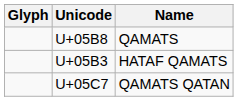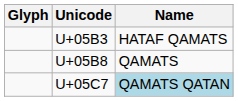rows swapped: (81, 38) <-> (81, 61)
(174, 84) no background -> (174, 84) lightblue background
